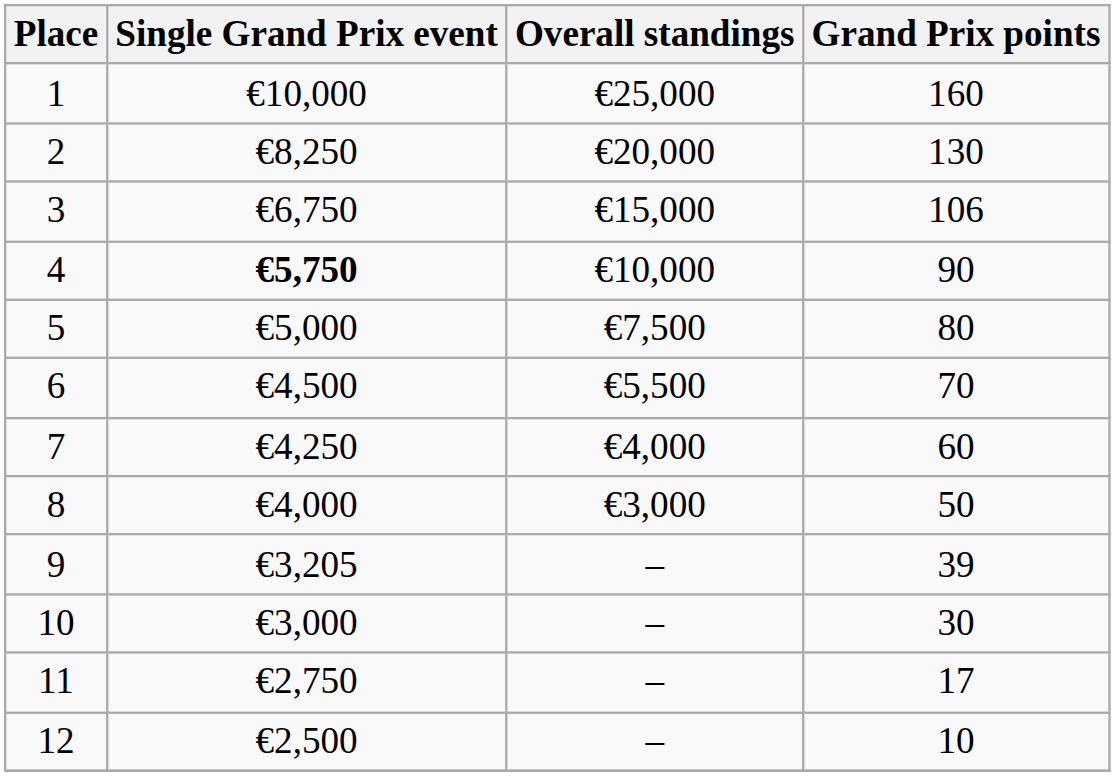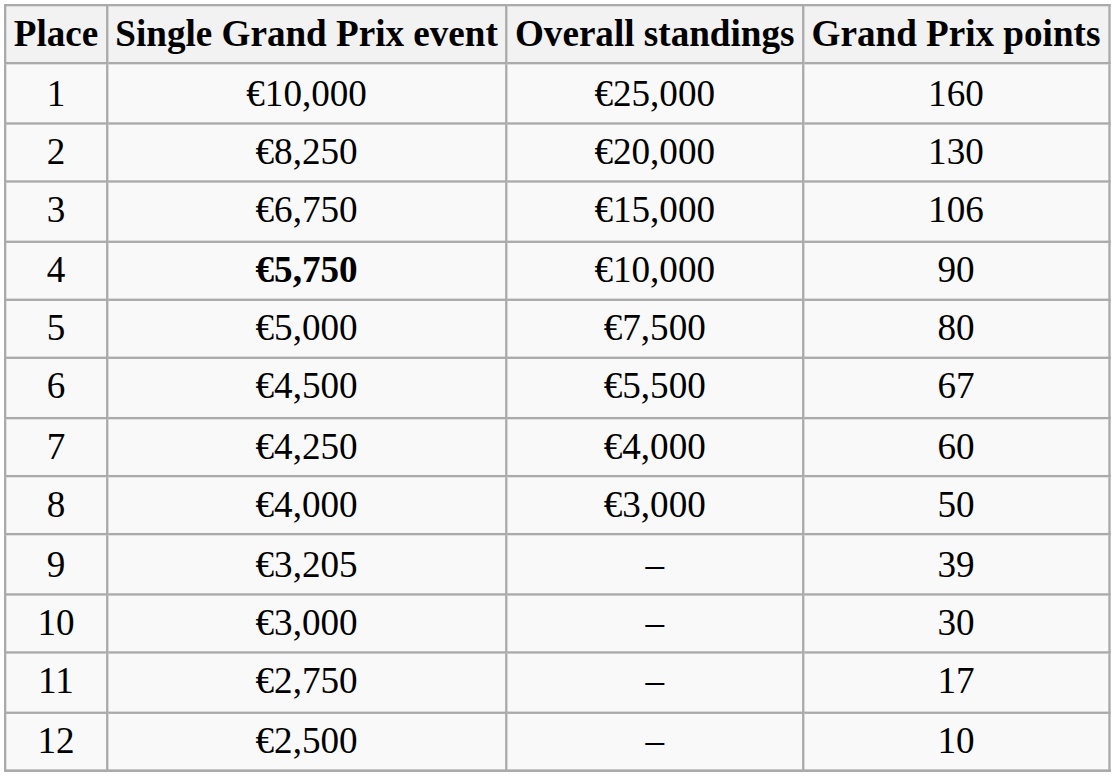(956, 387) 70 -> (956, 387) 67
